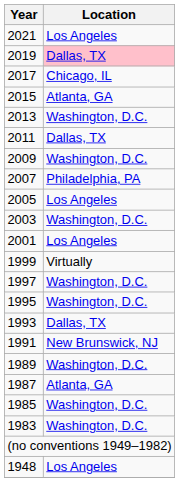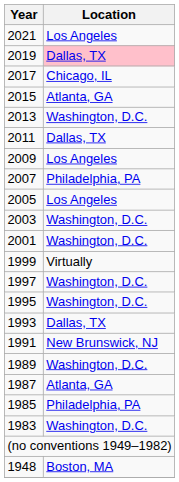(97, 158) Washington, D.C. -> (82, 158) Los Angeles
(82, 240) Los Angeles -> (97, 240) Washington, D.C.
(97, 405) Washington, D.C. -> (93, 405) Philadelphia, PA
(82, 466) Los Angeles -> (80, 466) Boston, MA
